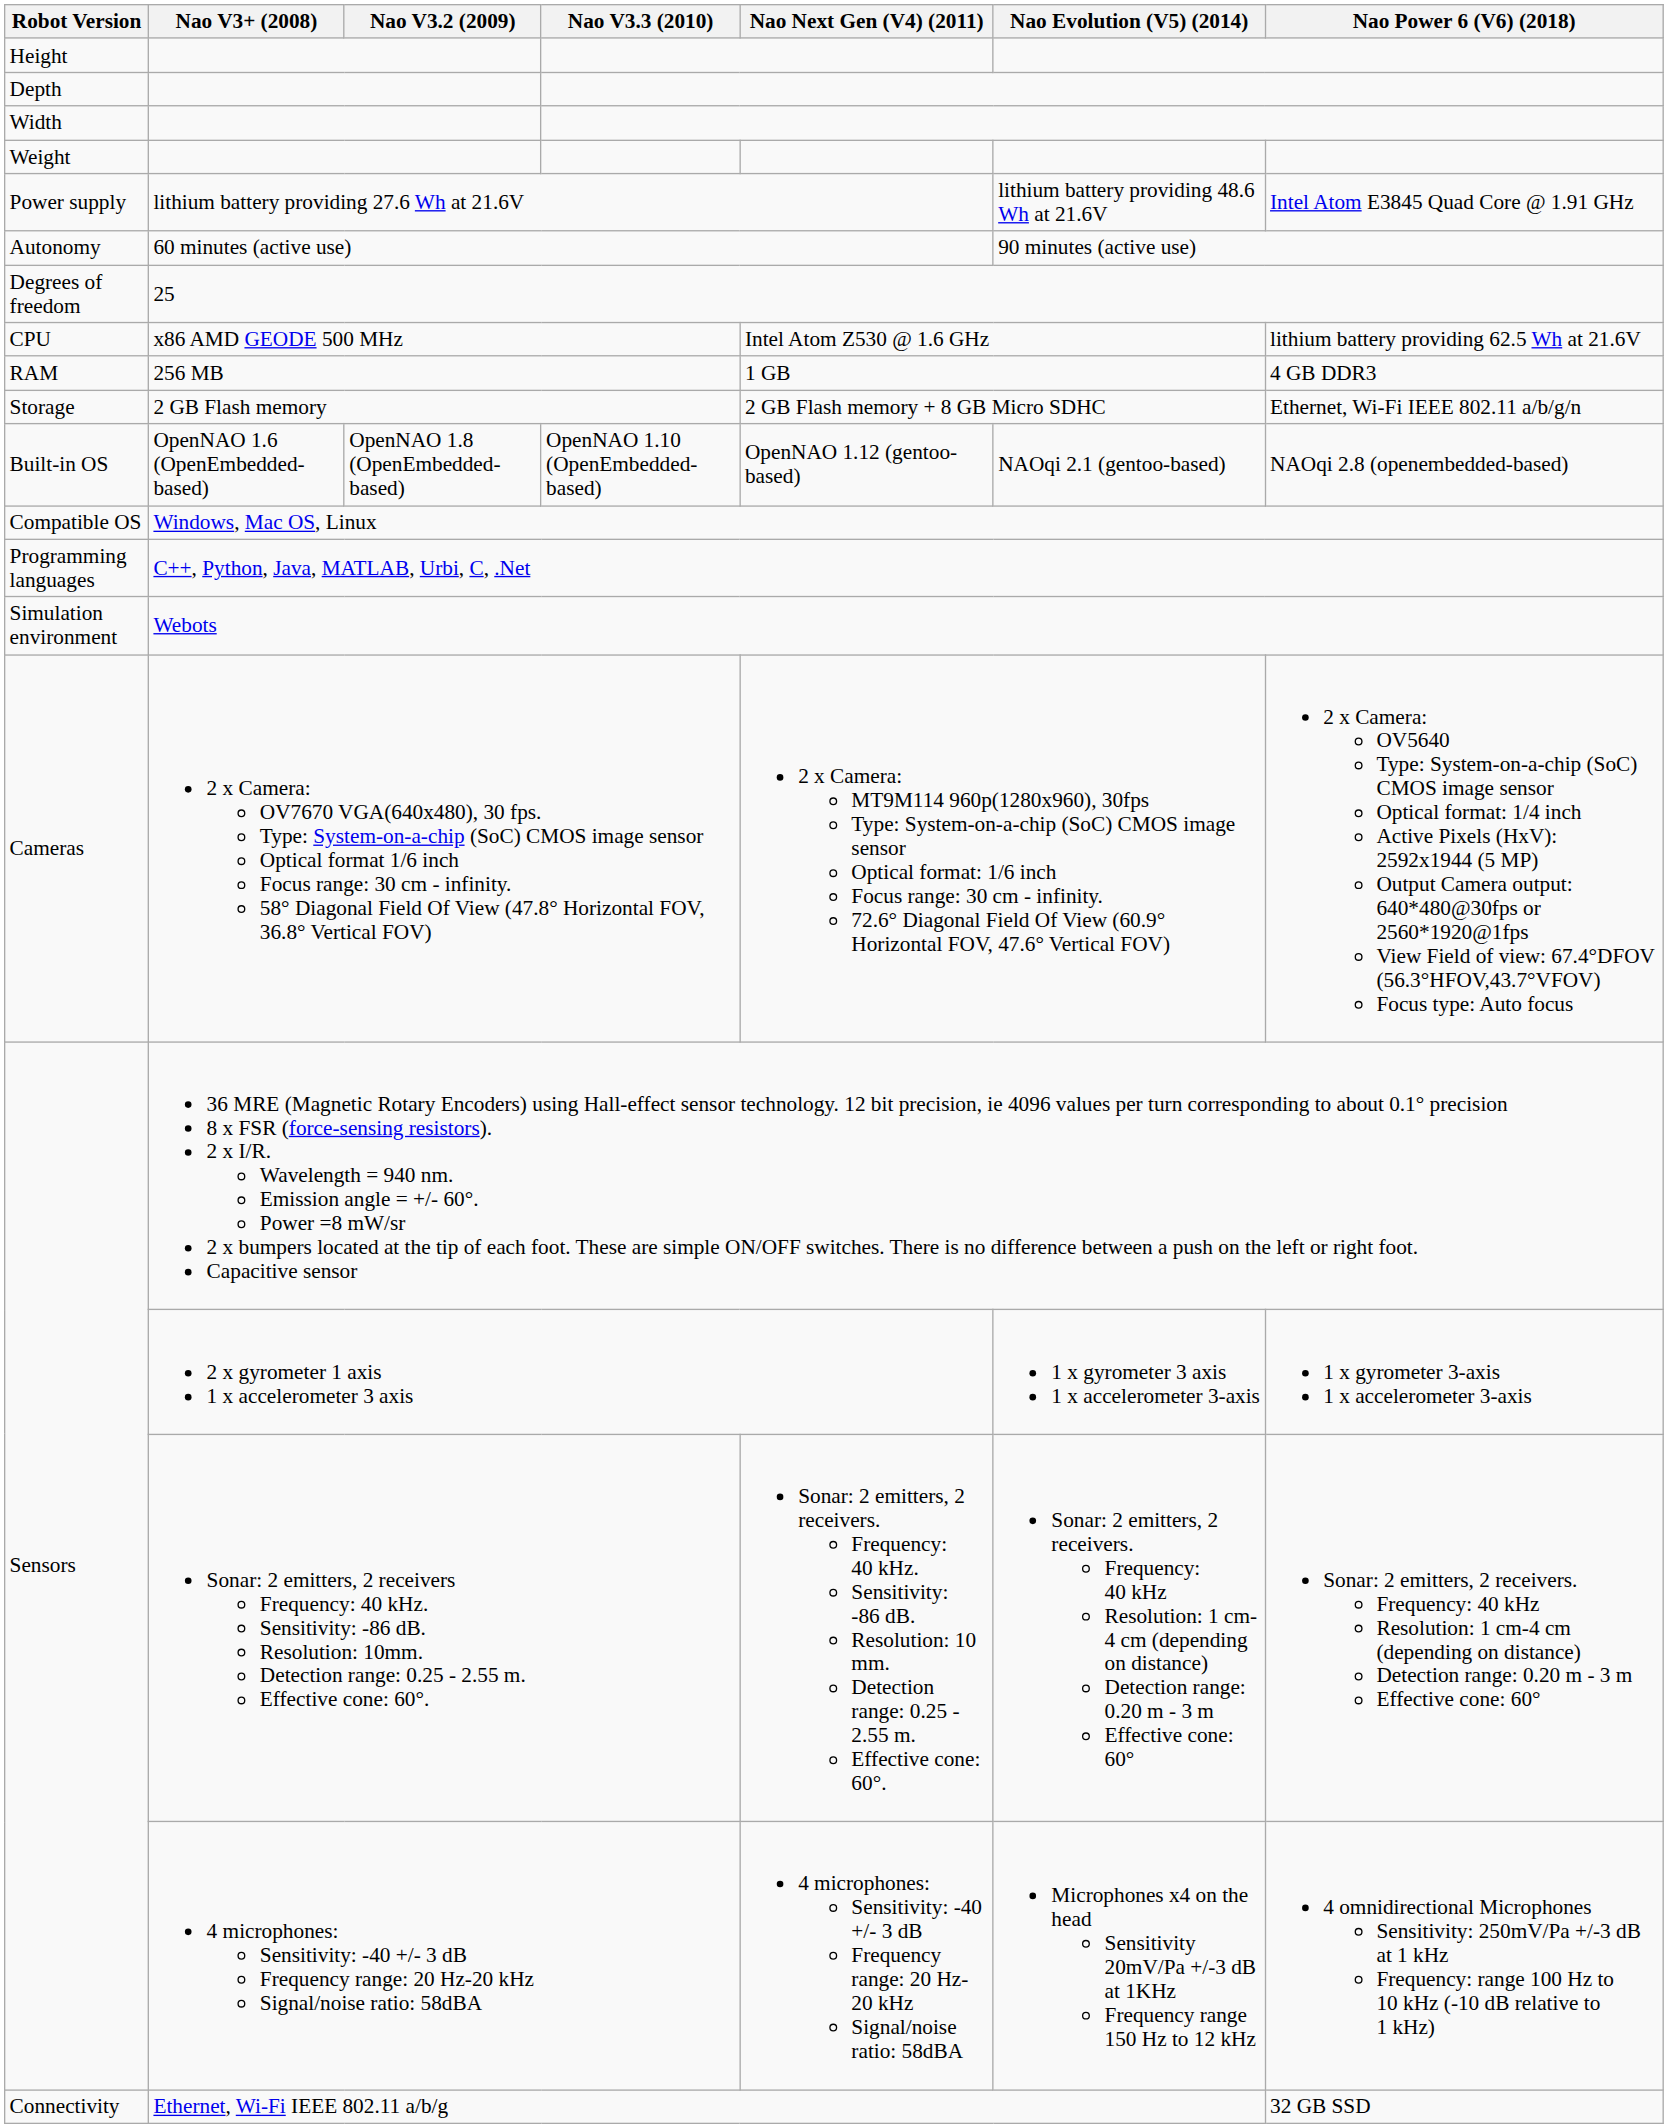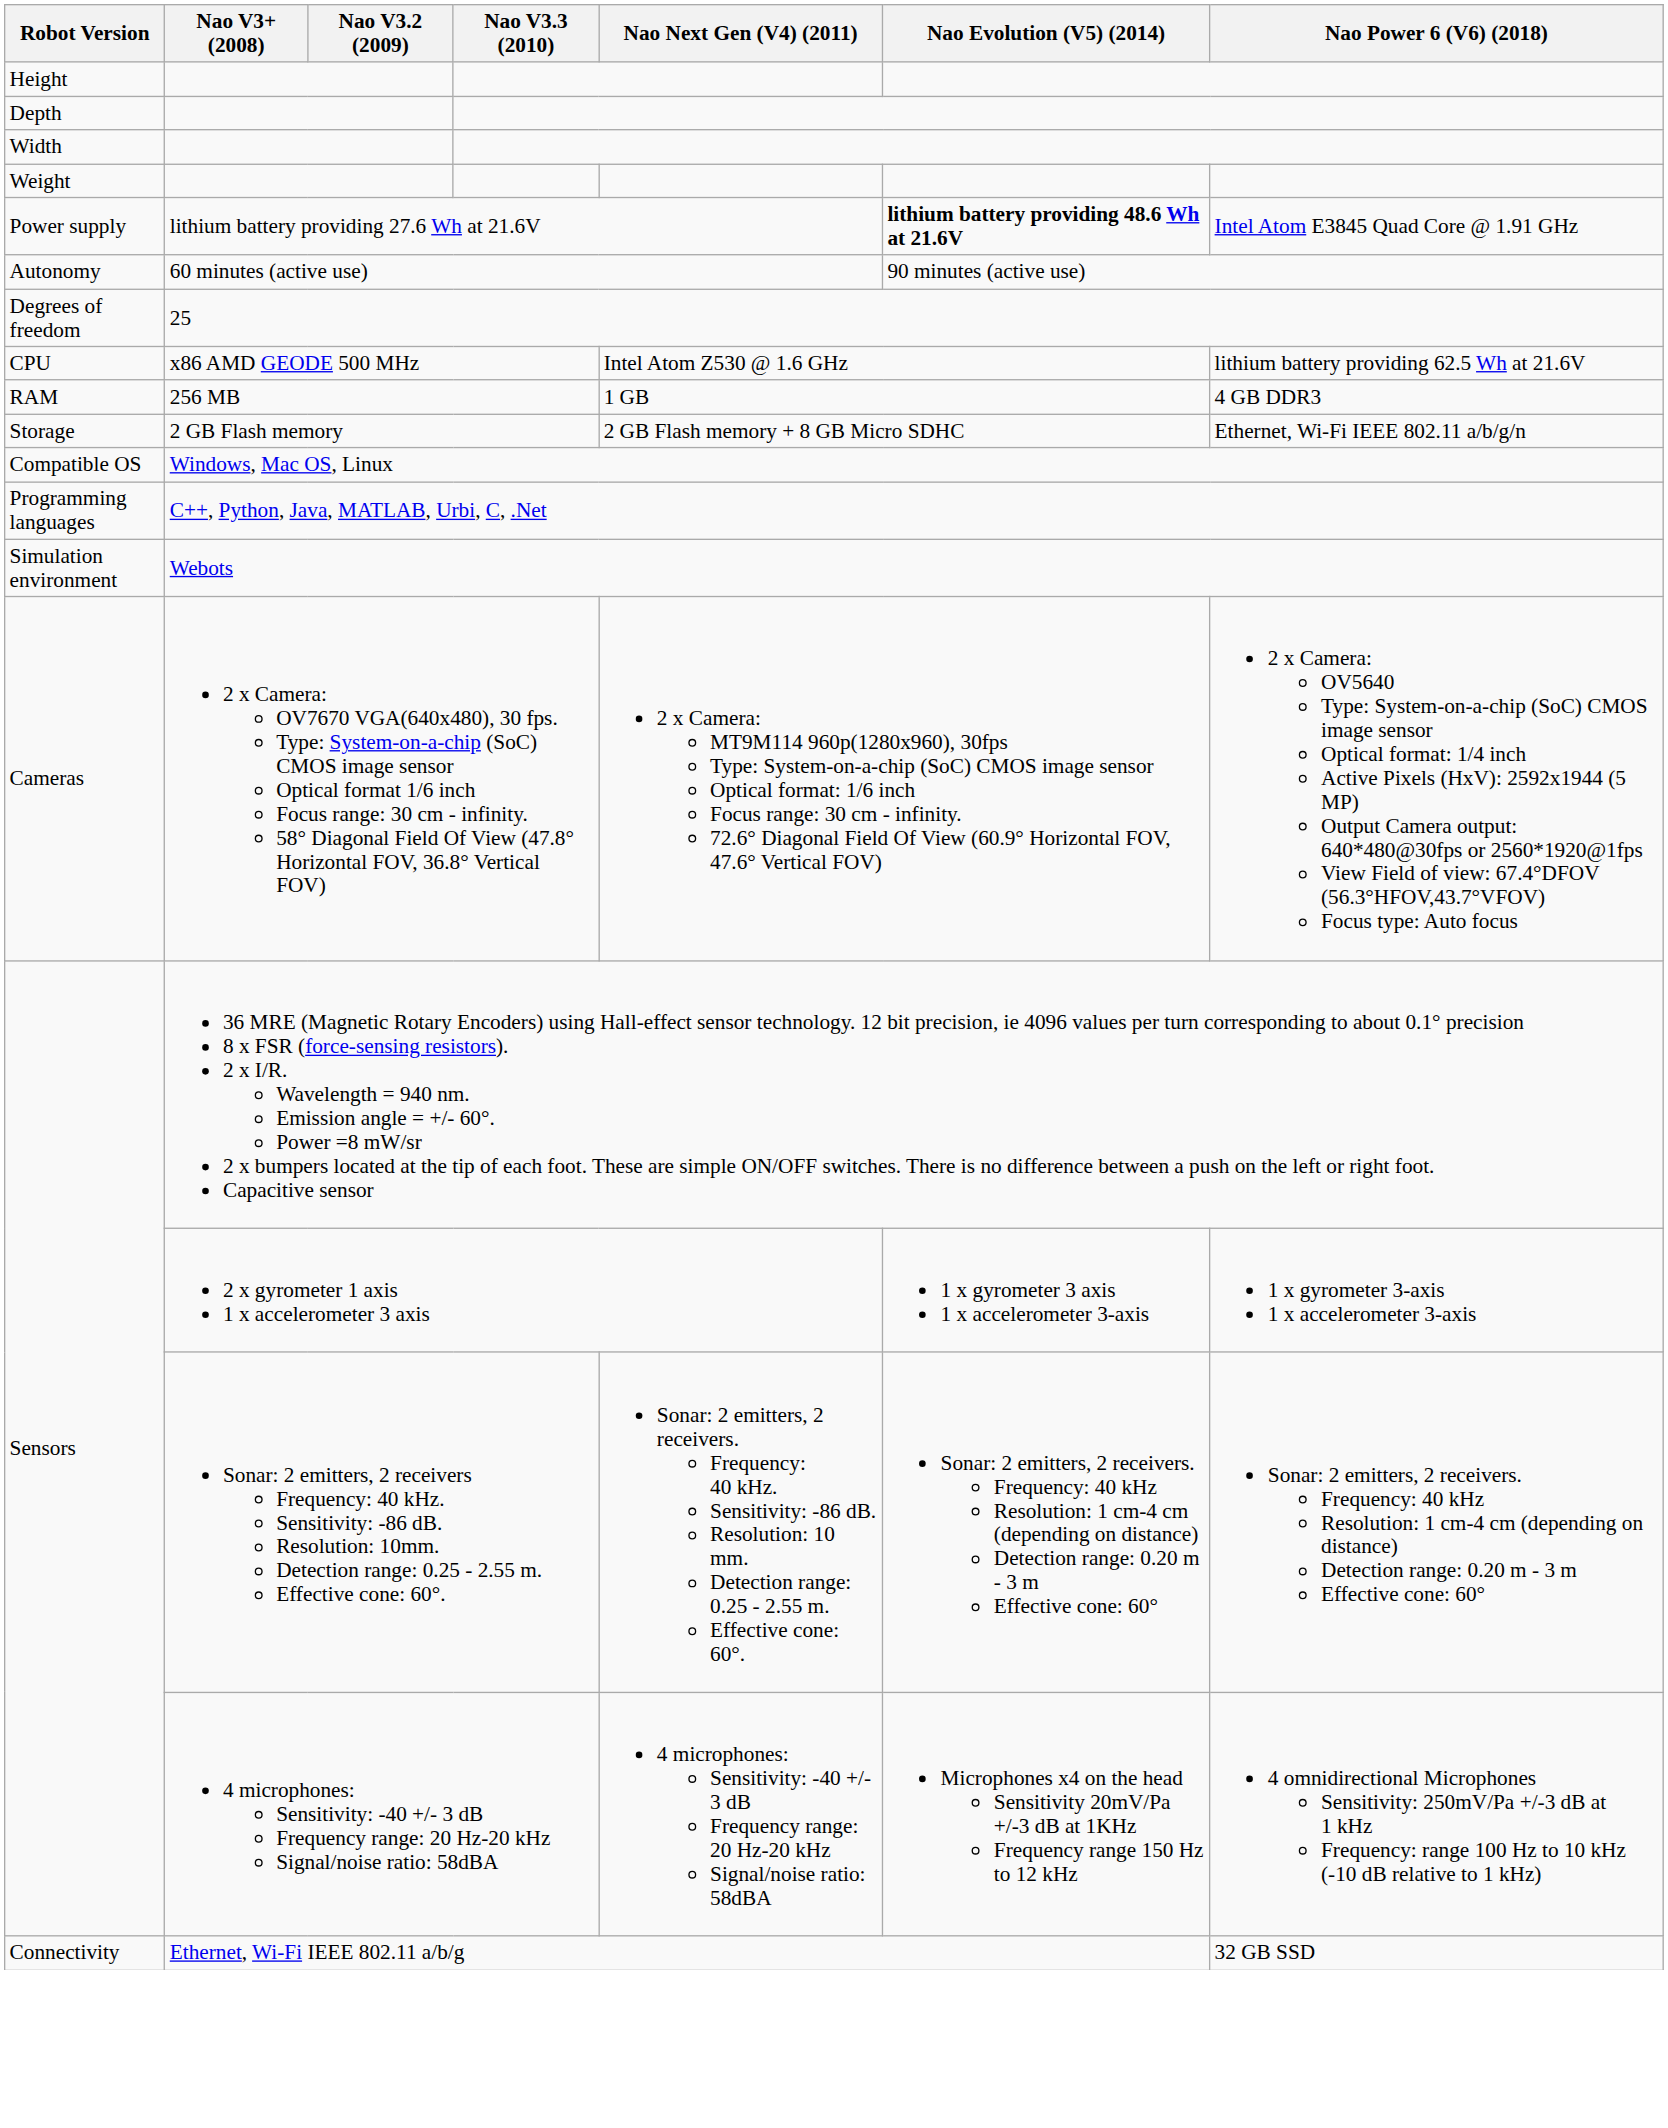(1126, 202) normal -> (1043, 226) bold
- row: (59, 464)
